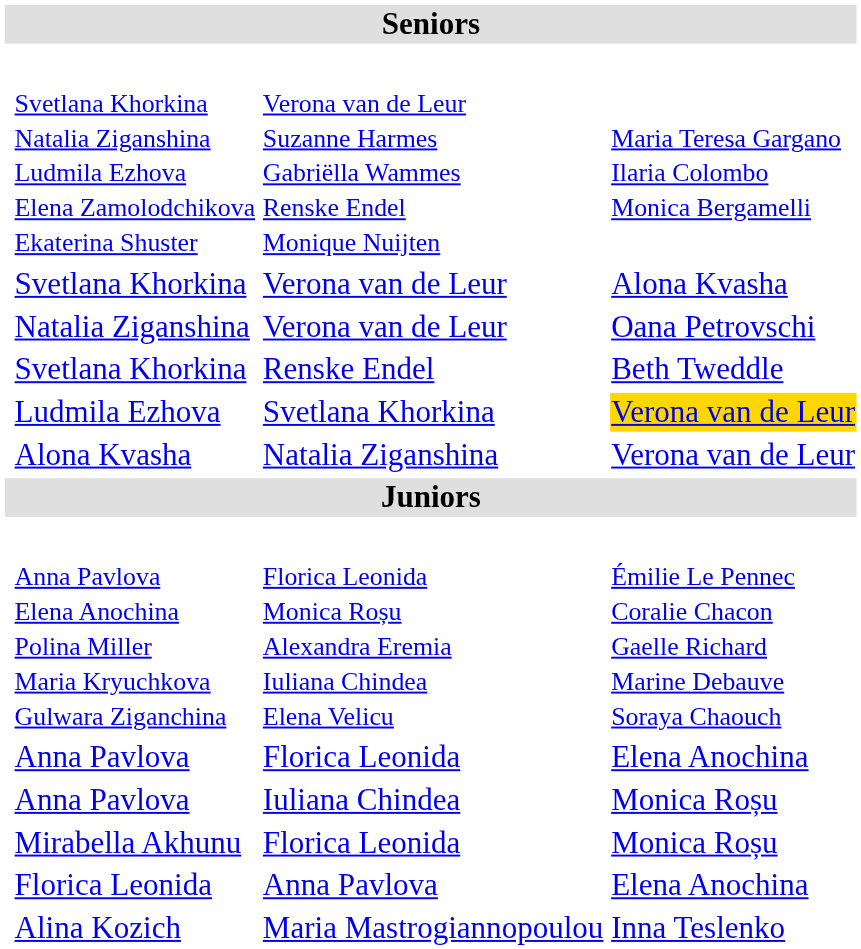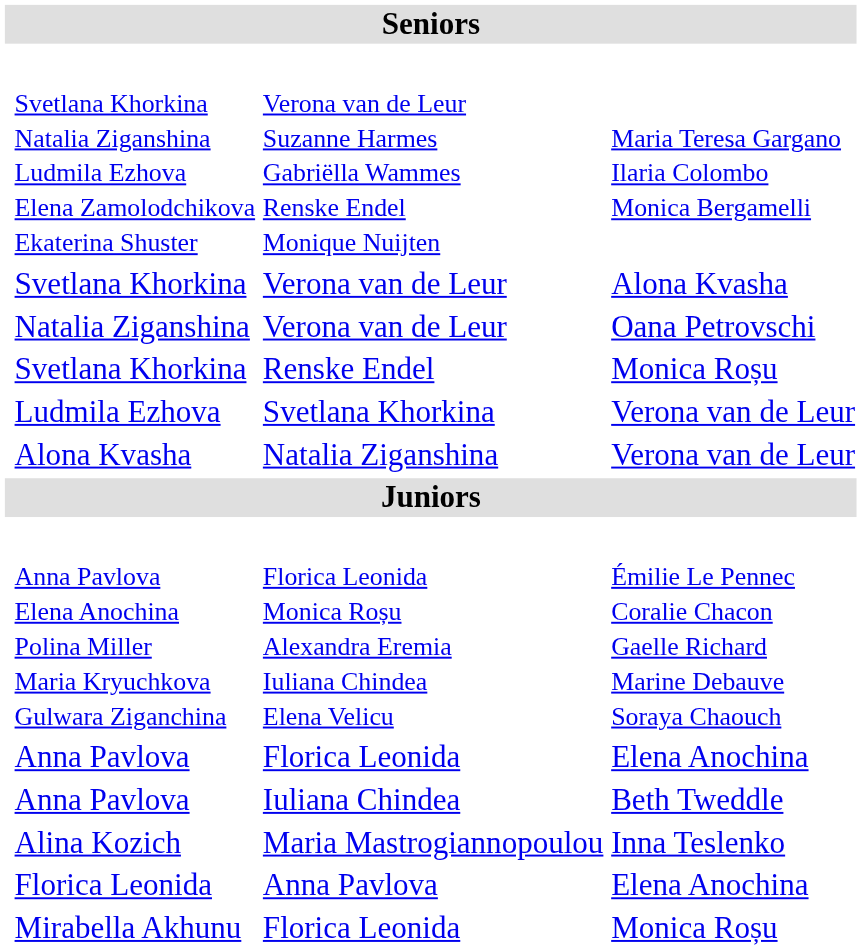(697, 369) Beth Tweddle -> (694, 369) Monica Roșu
(733, 411) gold background -> (733, 411) no background
(694, 799) Monica Roșu -> (697, 799) Beth Tweddle
rows swapped: (98, 927) <-> (128, 842)
